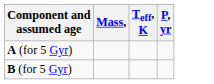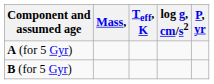+ column: (174, 22)
